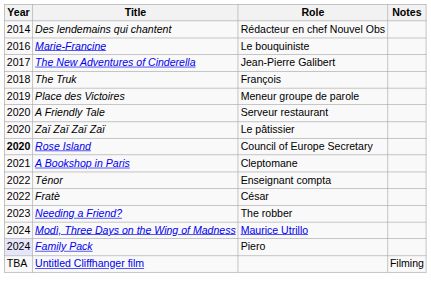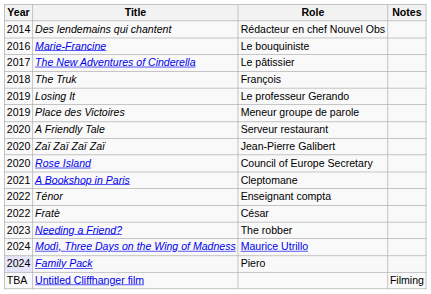(288, 63) Jean-Pierre Galibert -> (268, 63) Le pâtissier
+ row: (55, 96)
(268, 130) Le pâtissier -> (288, 146) Jean-Pierre Galibert
(19, 146) bold -> (19, 163) normal
